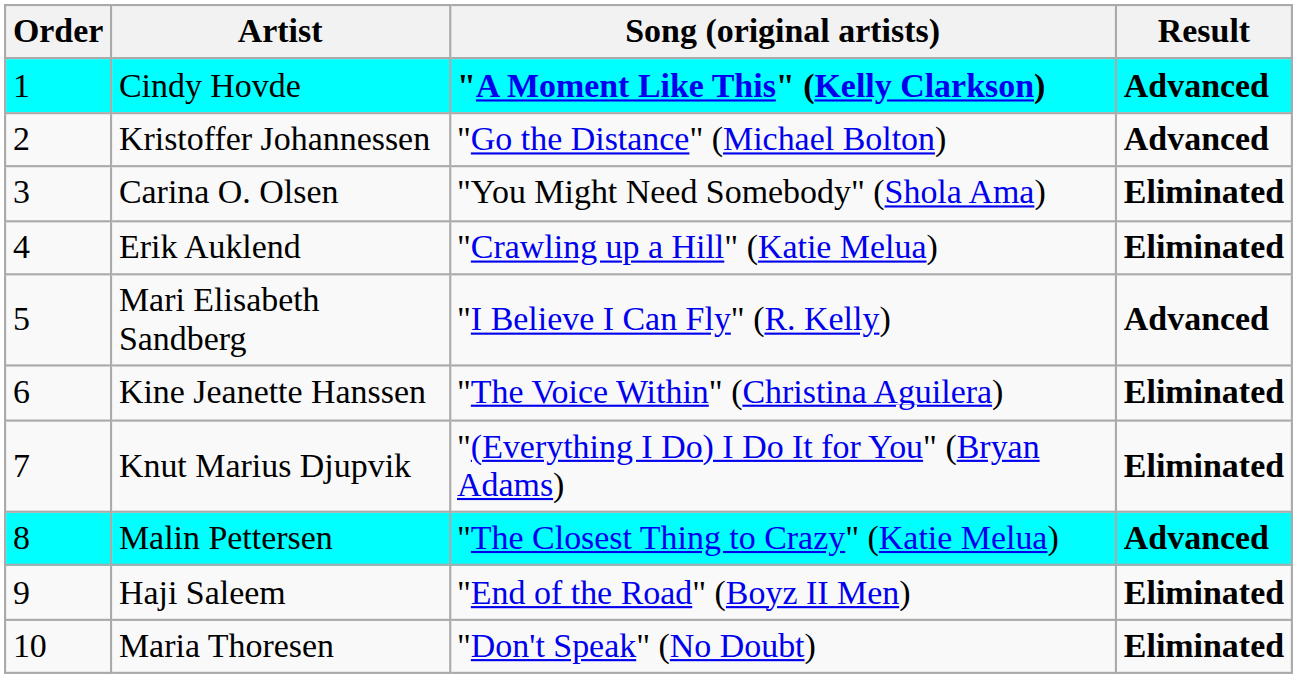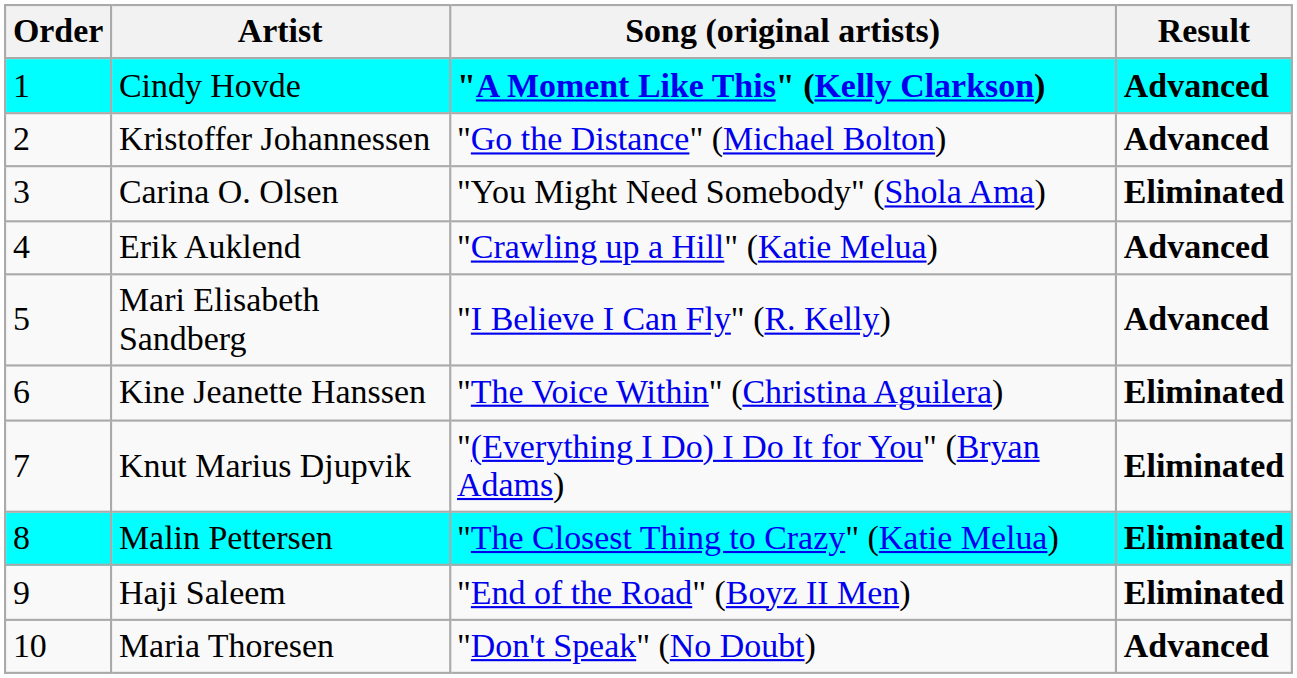(1204, 246) Eliminated -> (1196, 246) Advanced
(1196, 538) Advanced -> (1204, 538) Eliminated
(1204, 645) Eliminated -> (1196, 645) Advanced
